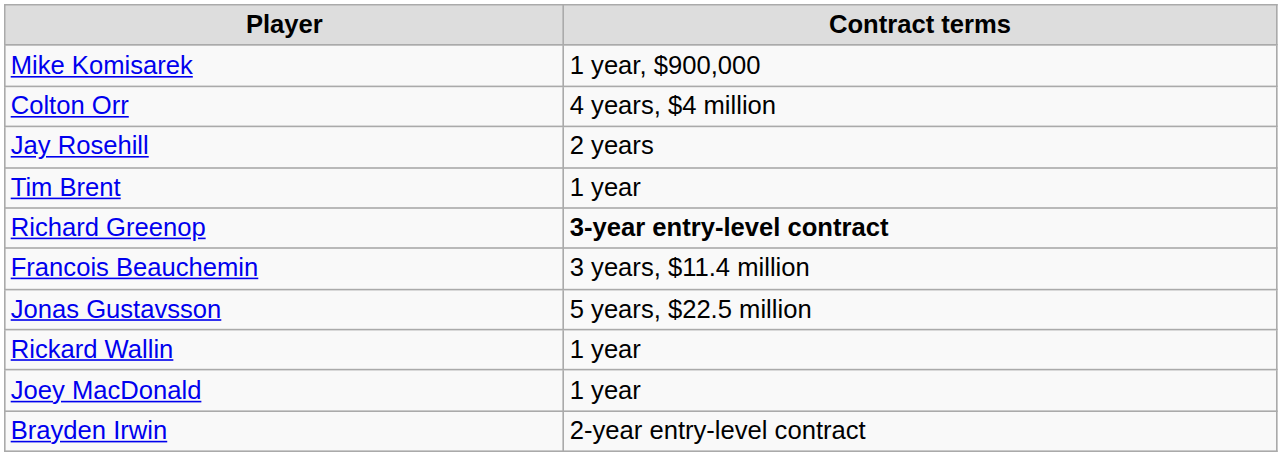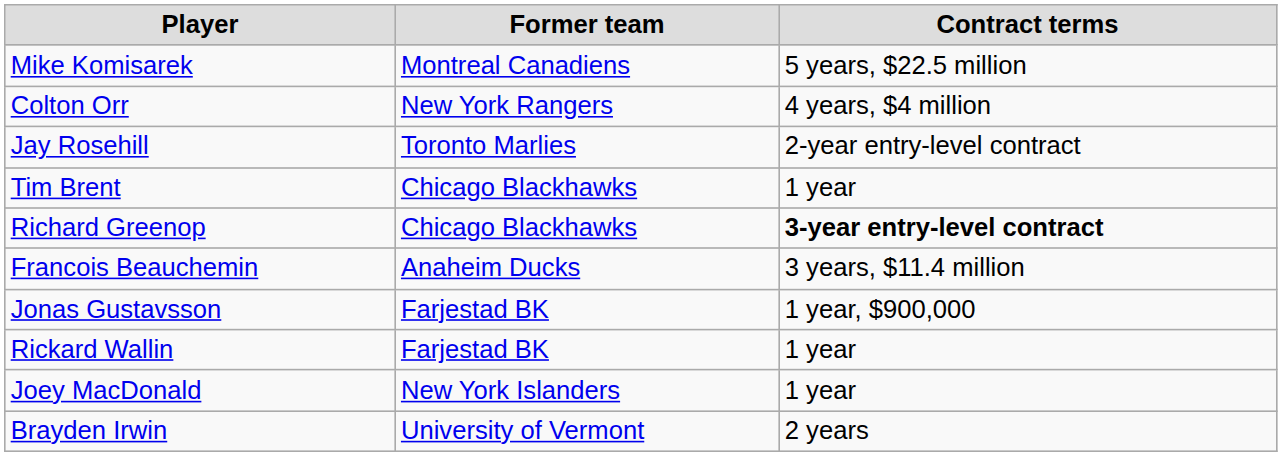+ column: (587, 24)
(665, 65) 1 year, $900,000 -> (906, 65) 5 years, $22.5 million
(612, 146) 2 years -> (933, 146) 2-year entry-level contract
(691, 308) 5 years, $22.5 million -> (880, 308) 1 year, $900,000
(718, 430) 2-year entry-level contract -> (827, 430) 2 years
